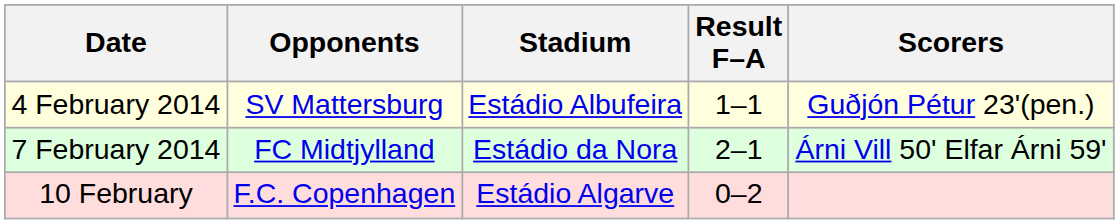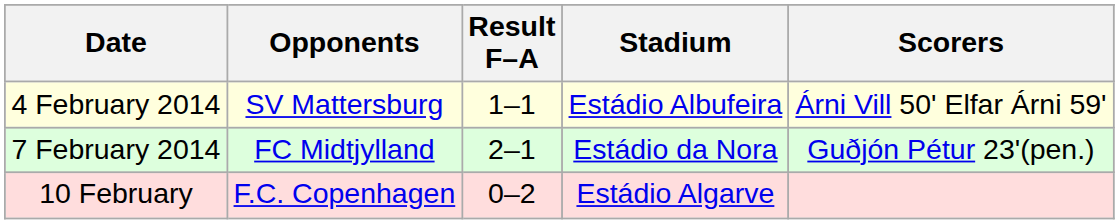columns swapped: (575, 43) <-> (739, 43)
(951, 104) Guðjón Pétur 23'(pen.) -> (951, 104) Árni Vill 50' Elfar Árni 59'
(951, 149) Árni Vill 50' Elfar Árni 59' -> (951, 149) Guðjón Pétur 23'(pen.)
